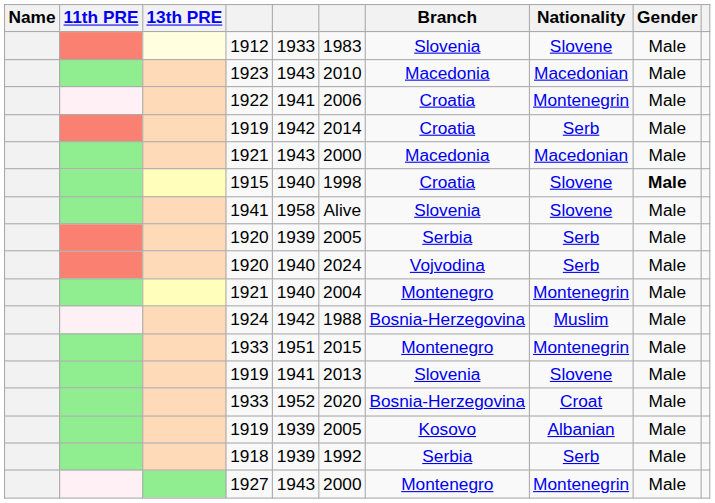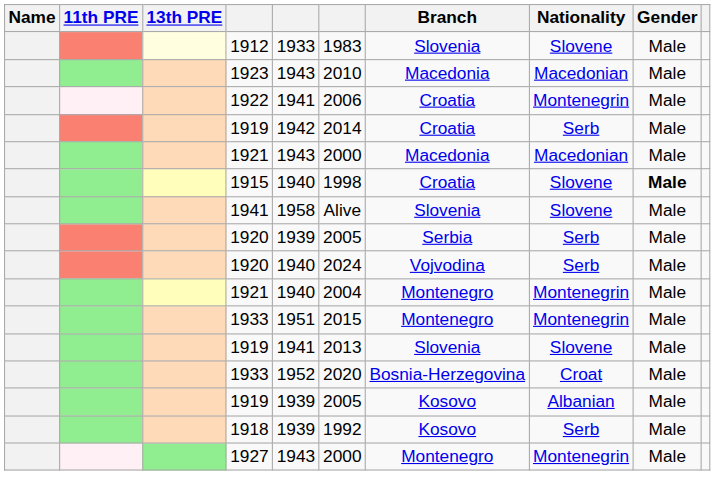- row: (32, 320)
(447, 456) Serbia -> (447, 429) Kosovo
